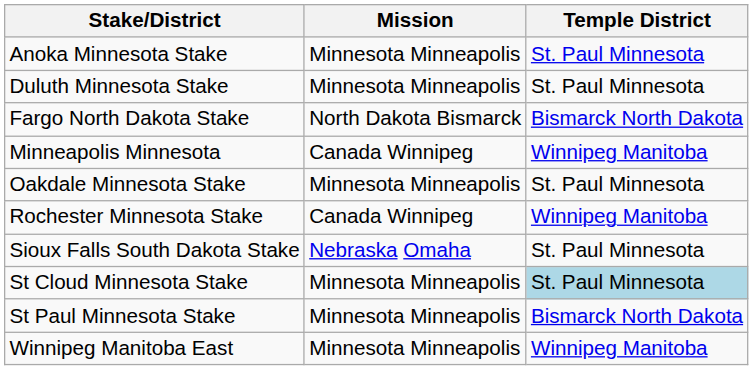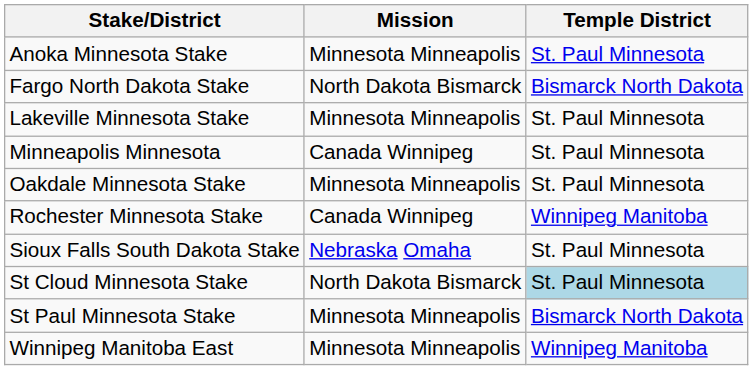- row: (119, 86)
+ row: (129, 119)
(619, 151) Winnipeg Manitoba -> (618, 151) St. Paul Minnesota
(415, 282) Minnesota Minneapolis -> (415, 282) North Dakota Bismarck
